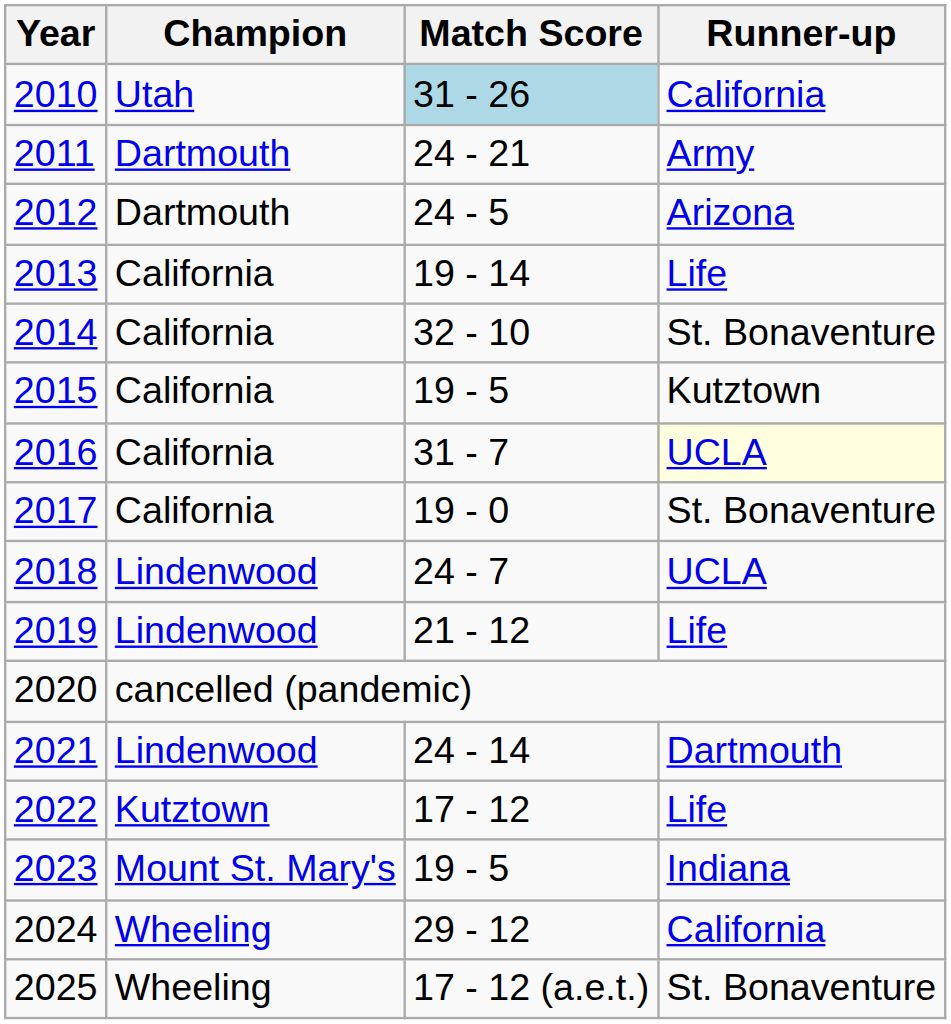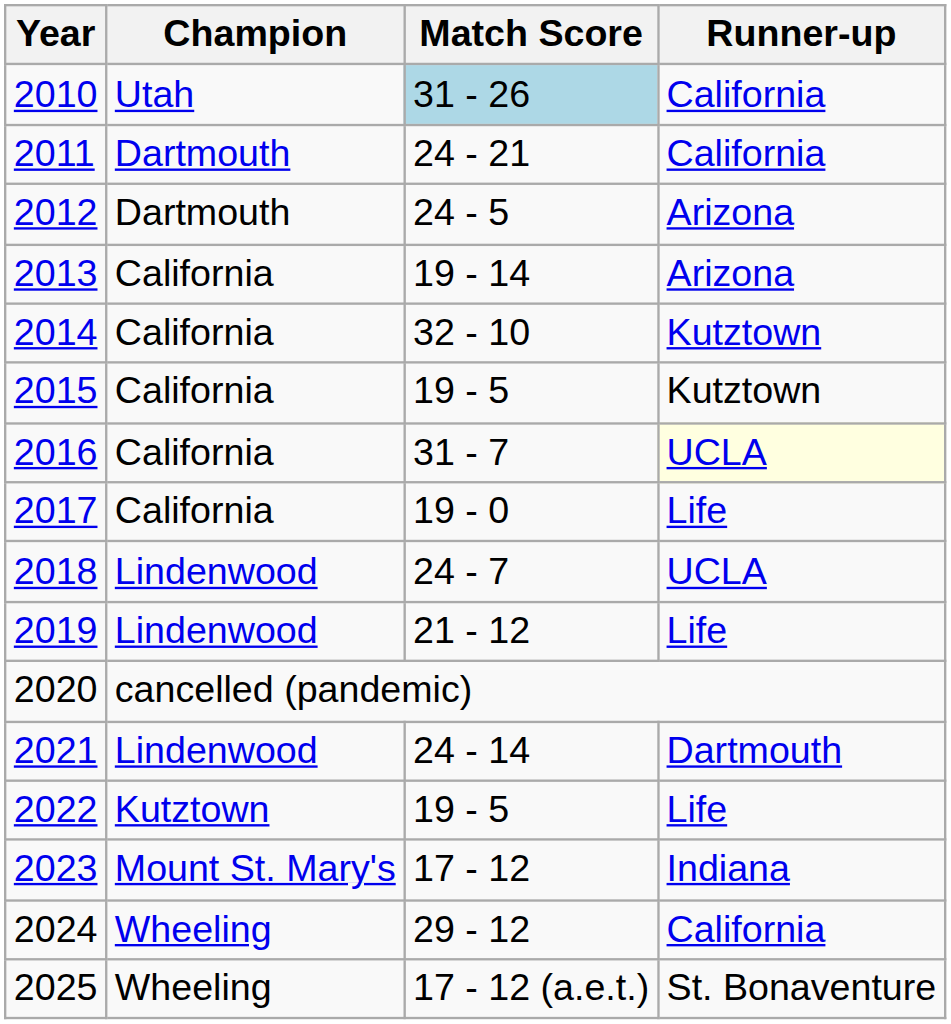(710, 153) Army -> (746, 153) California
(697, 272) Life -> (730, 272) Arizona
(801, 332) St. Bonaventure -> (744, 332) Kutztown
(801, 511) St. Bonaventure -> (697, 511) Life
(472, 809) 17 - 12 -> (461, 809) 19 - 5
(461, 869) 19 - 5 -> (472, 869) 17 - 12
